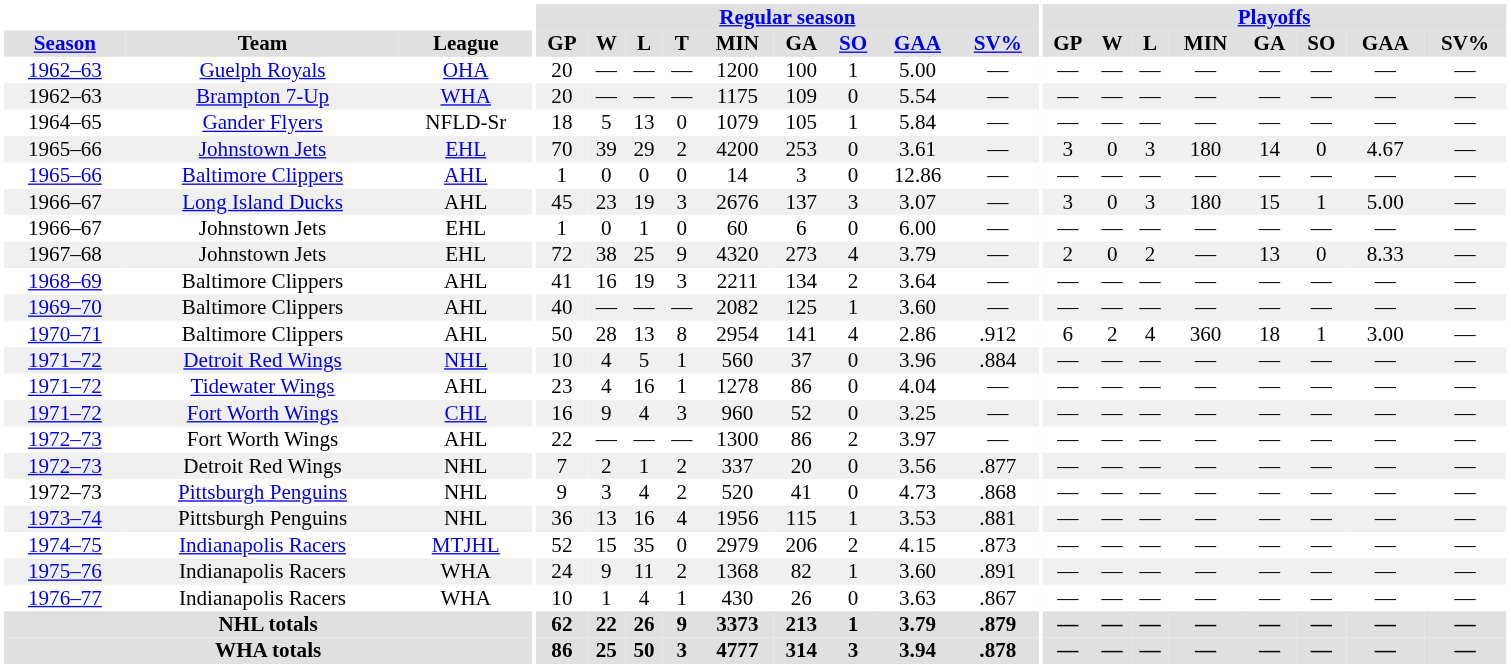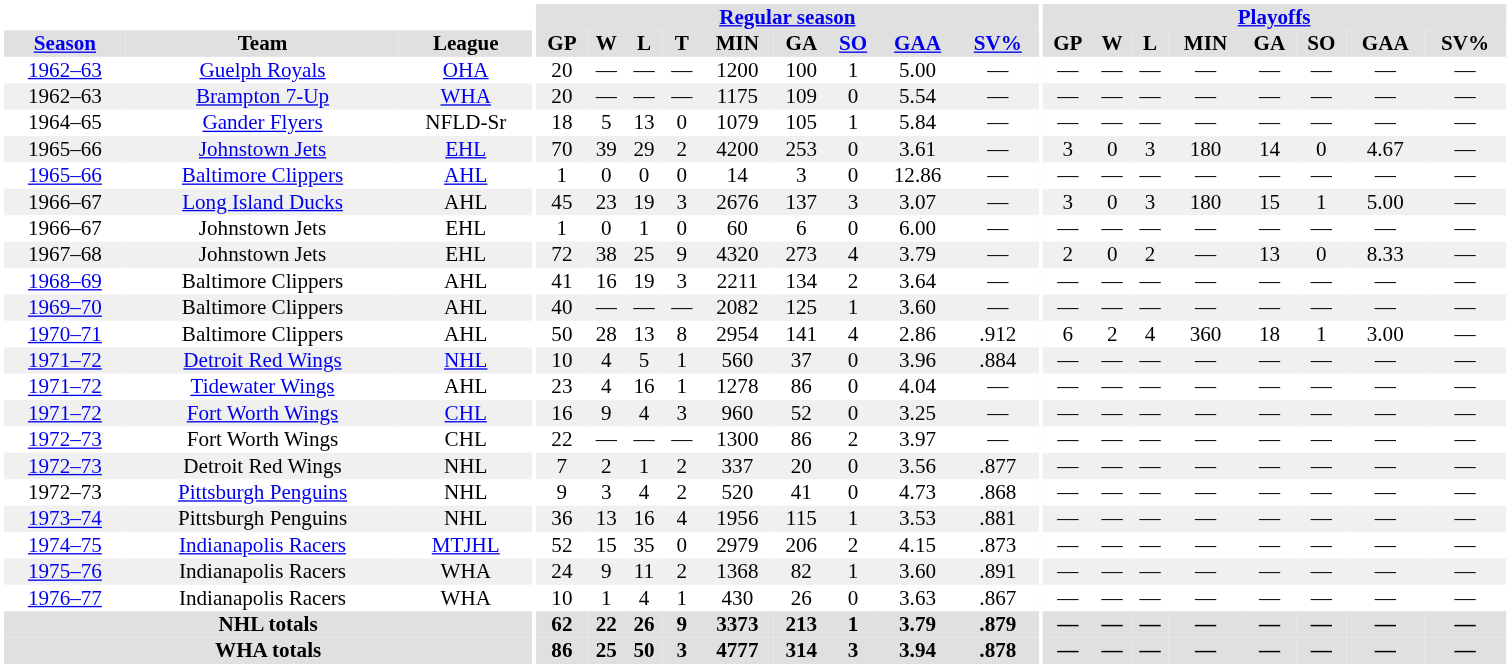(466, 439) AHL -> (466, 439) CHL
